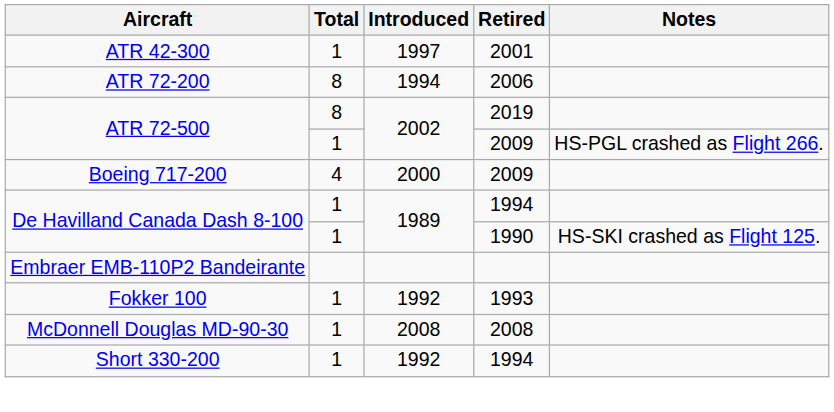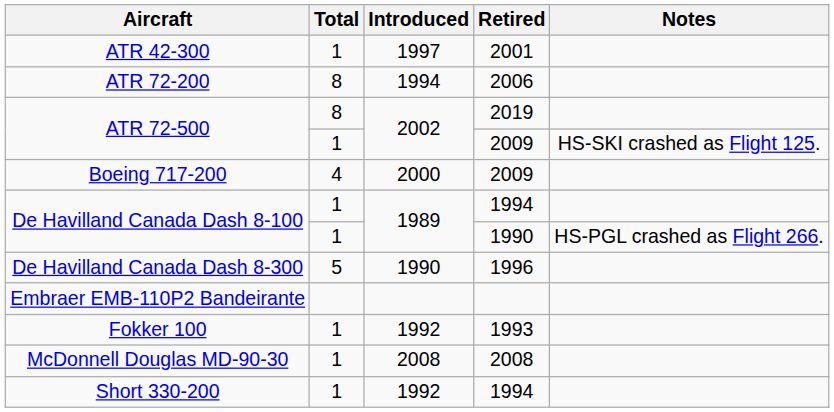(689, 143) HS-PGL crashed as Flight 266. -> (689, 143) HS-SKI crashed as Flight 125.
(689, 236) HS-SKI crashed as Flight 125. -> (689, 236) HS-PGL crashed as Flight 266.
+ row: (158, 267)
